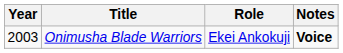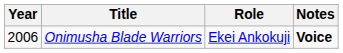(23, 37) 2003 -> (23, 37) 2006
